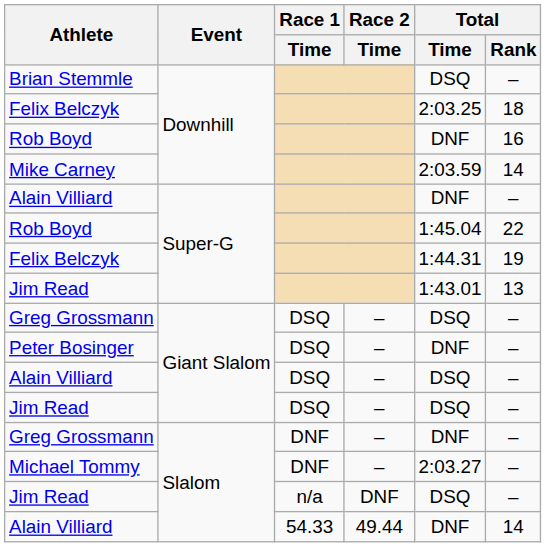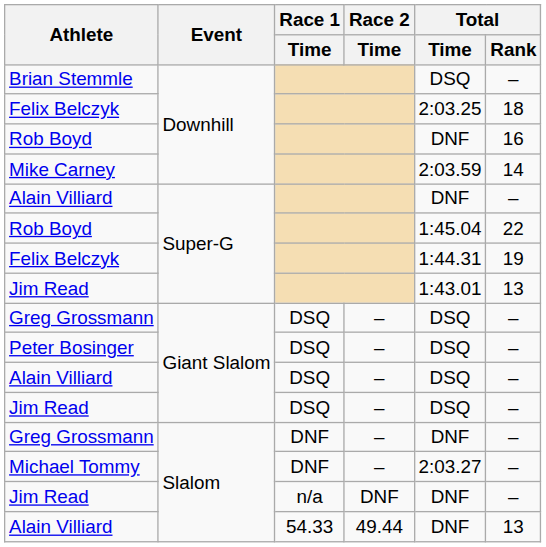(450, 348) DNF -> (450, 348) DSQ
(450, 497) DSQ -> (450, 497) DNF
(513, 527) 14 -> (513, 527) 13
